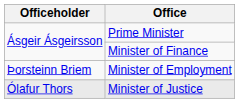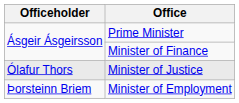rows swapped: (155, 88) <-> (170, 70)
